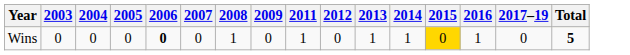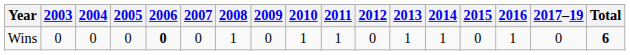+ column: (303, 15)
(443, 38) gold background -> (478, 38) no background
(571, 38) 5 -> (606, 38) 6
